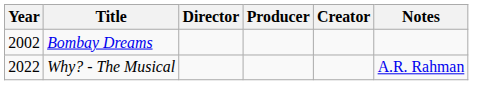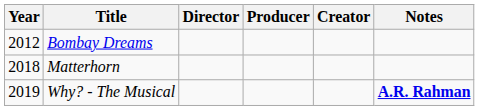(24, 42) 2002 -> (24, 42) 2012
+ row: (84, 67)
(24, 67) 2022 -> (24, 92) 2019
(421, 67) normal -> (424, 92) bold
